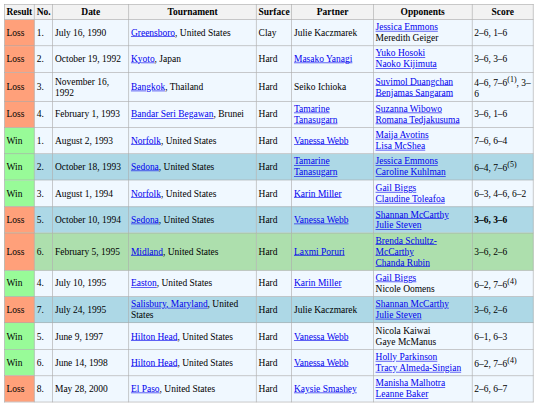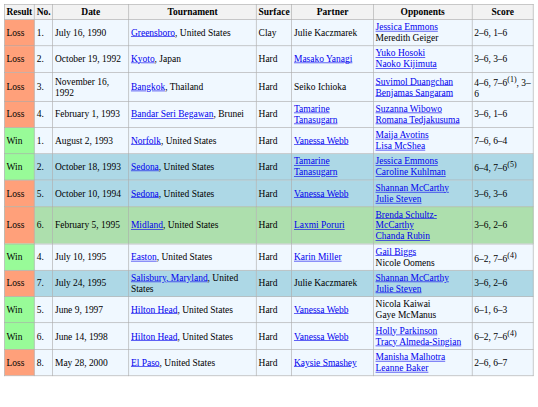- row: (84, 193)
(491, 219) bold -> (491, 193) normal
